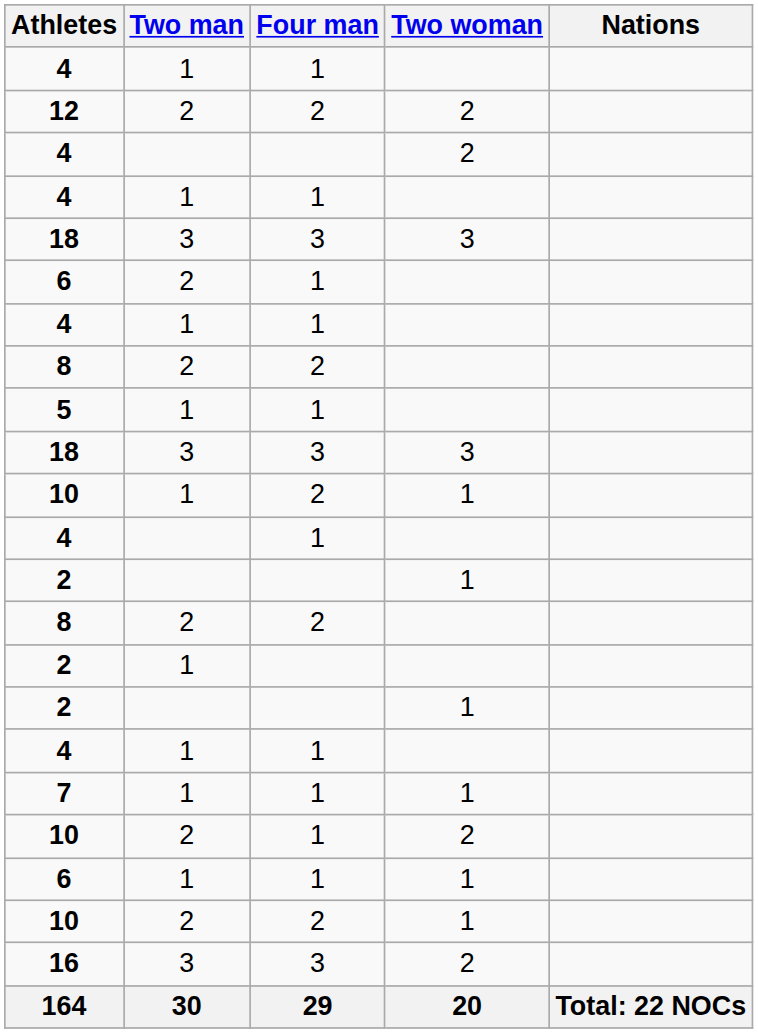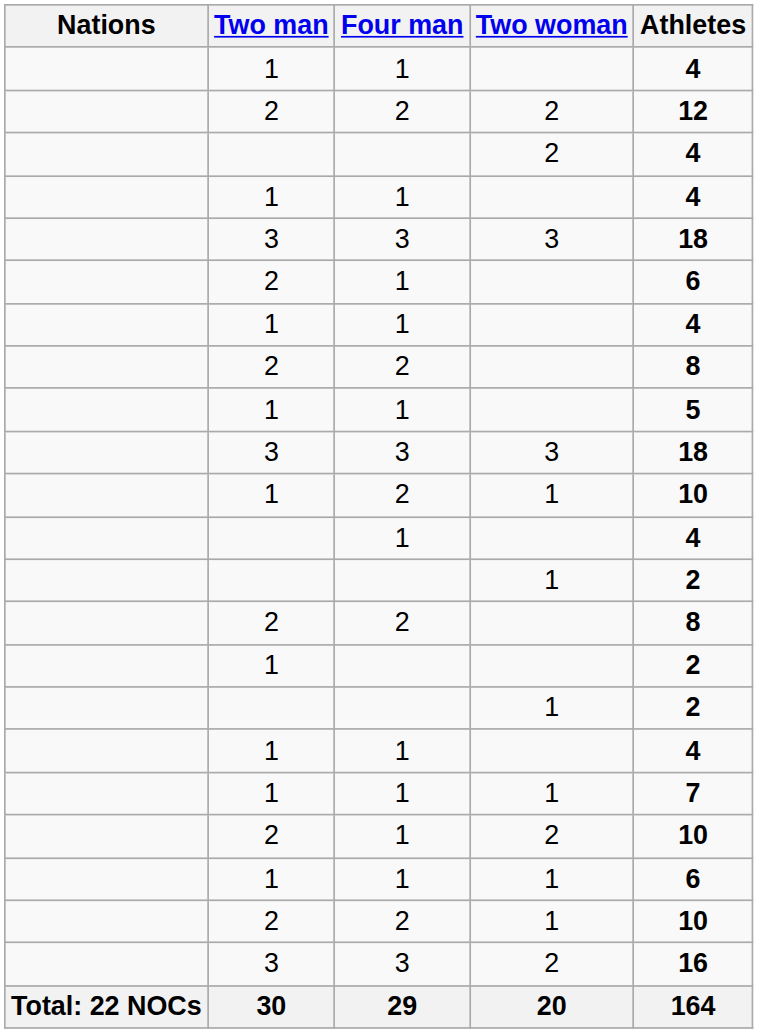columns swapped: (651, 25) <-> (64, 25)
